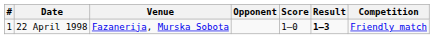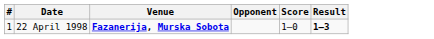- column: (389, 12)
(160, 27) normal -> (160, 27) bold
